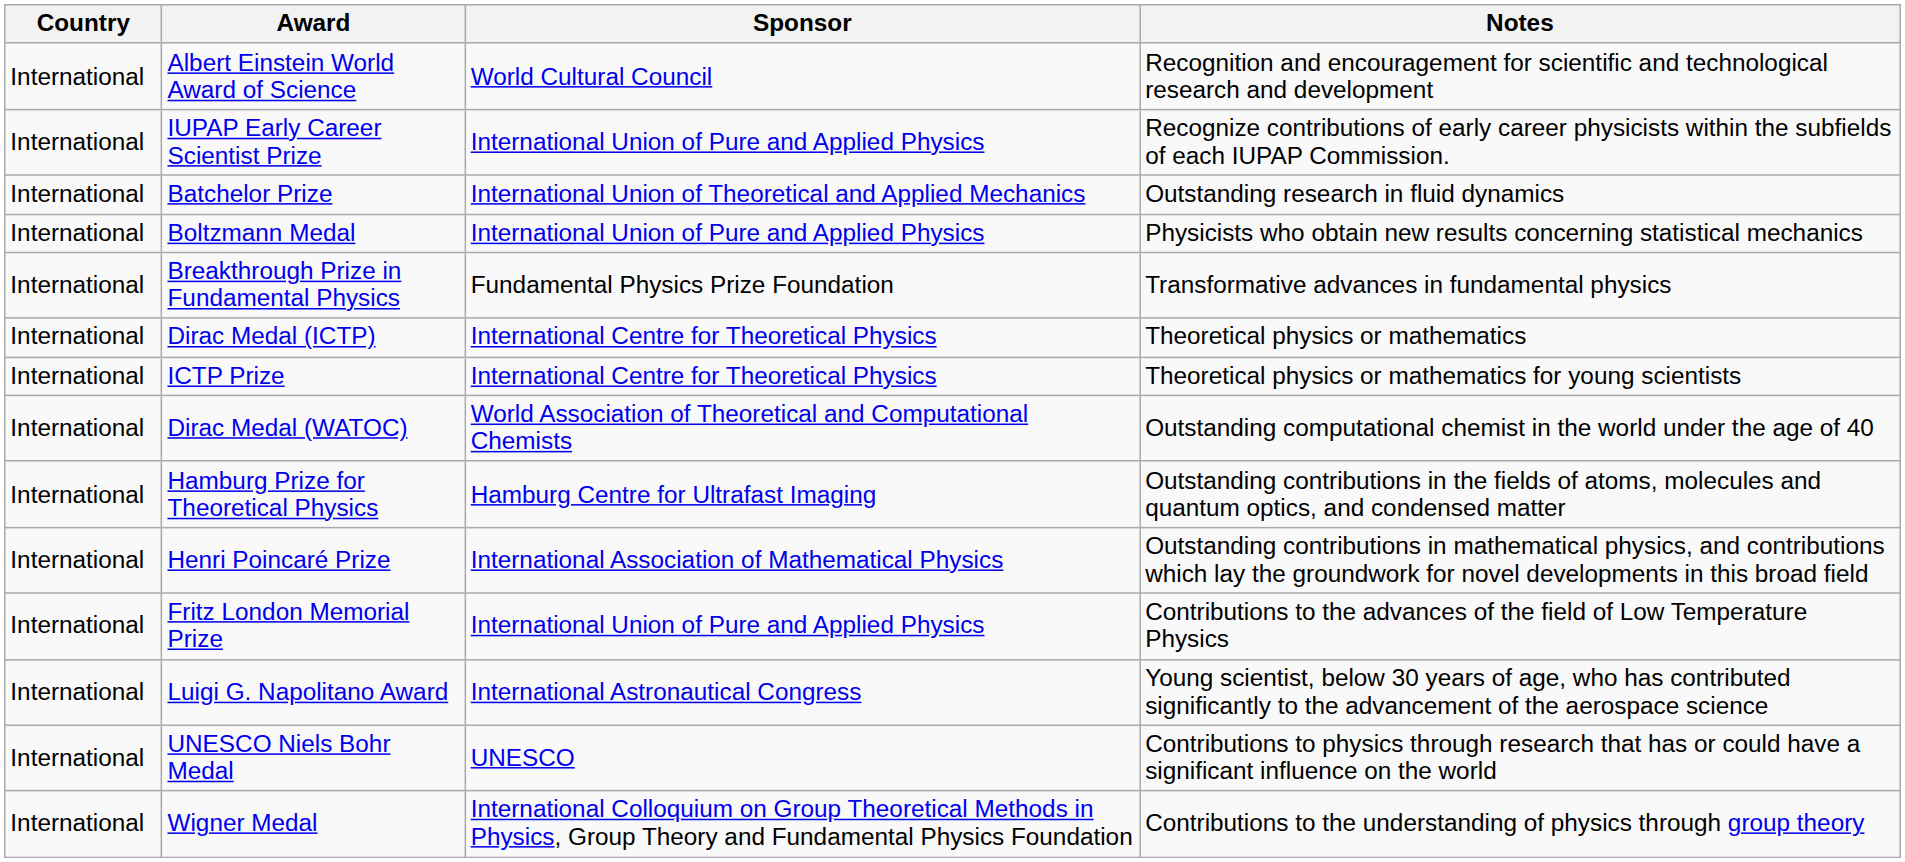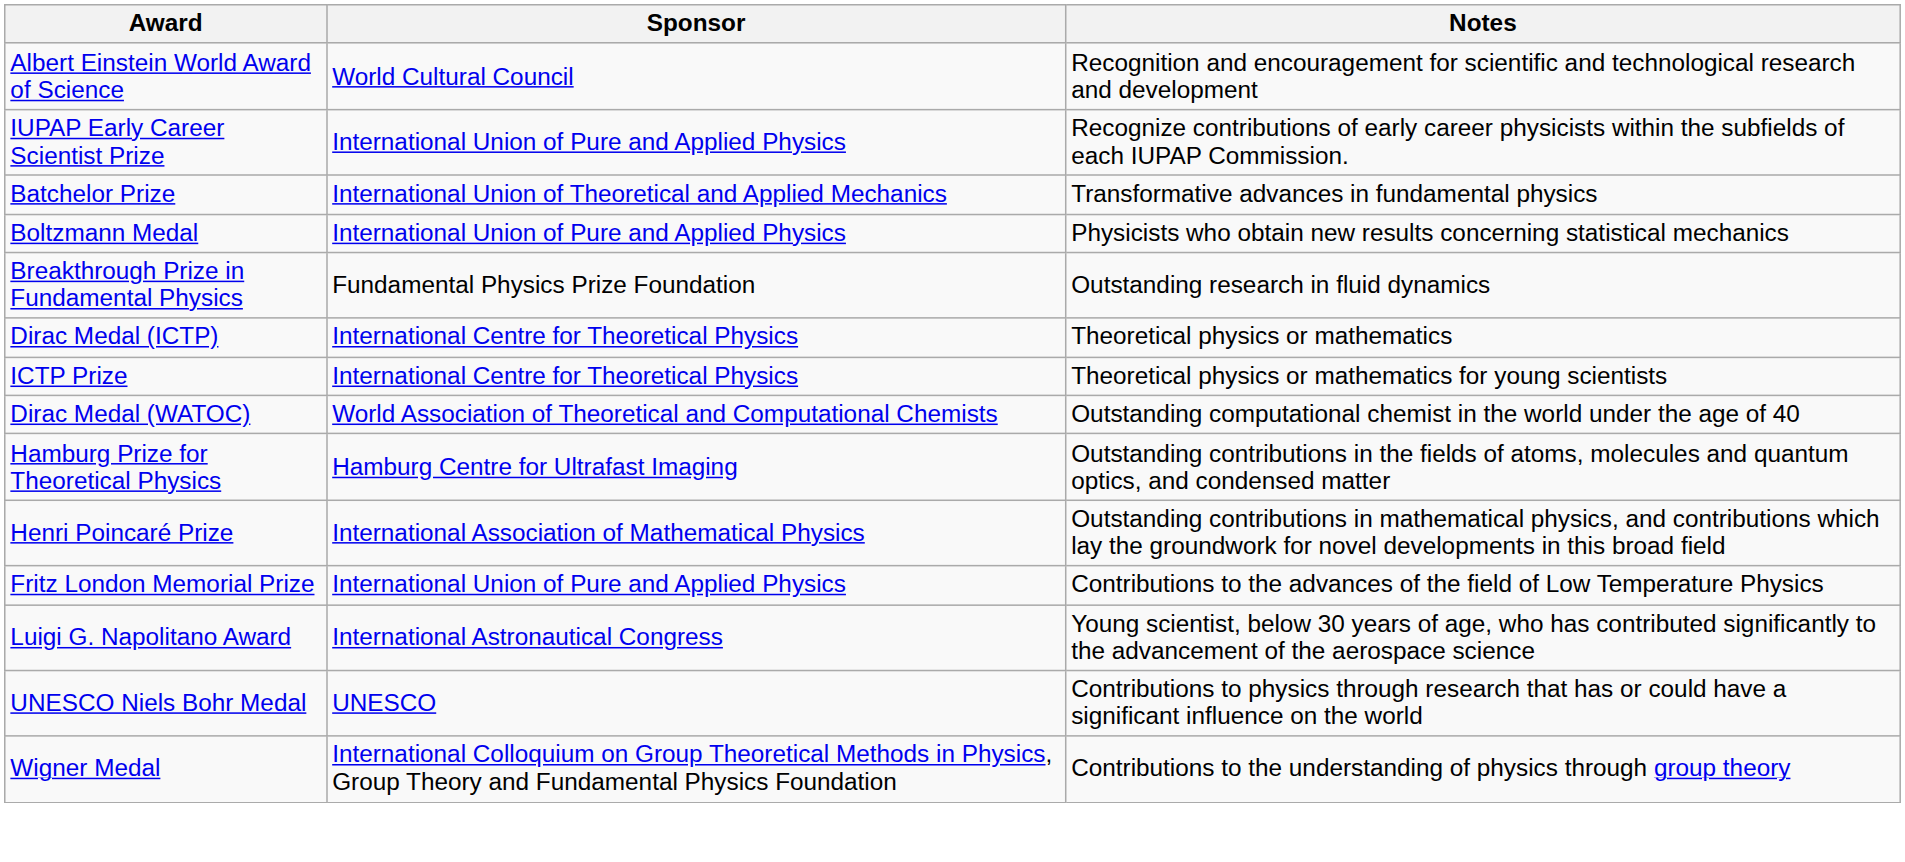- column: (83, 23)
(1355, 194) Outstanding research in fluid dynamics -> (1334, 194) Transformative advances in fundamental physics
(1408, 285) Transformative advances in fundamental physics -> (1281, 285) Outstanding research in fluid dynamics
